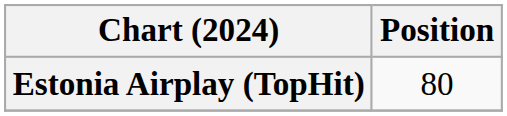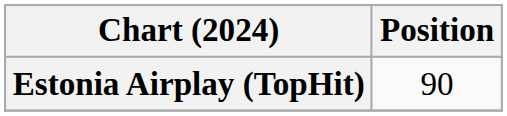(437, 83) 80 -> (437, 83) 90
